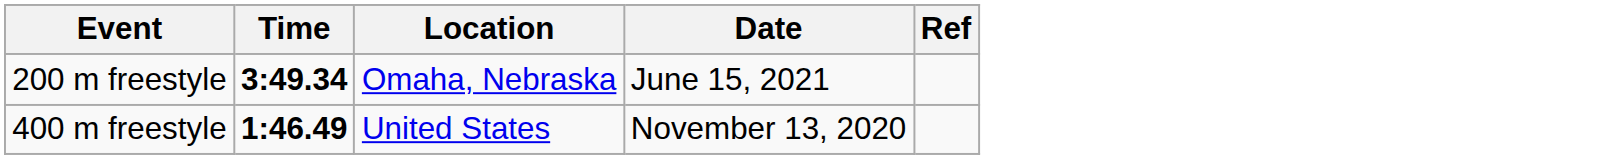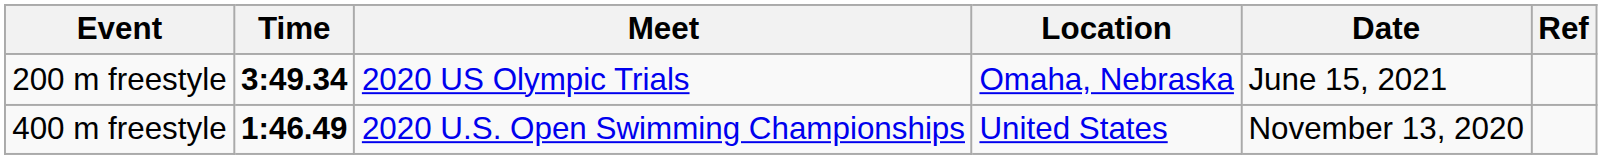+ column: (663, 29)
